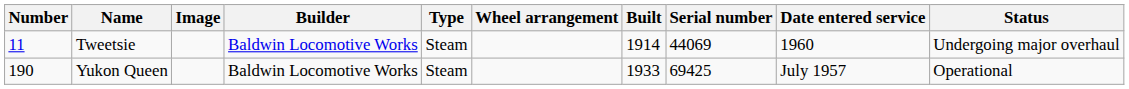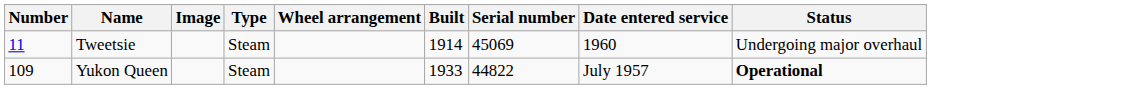- column: (323, 17)
(690, 44) 44069 -> (493, 44) 45069
(21, 71) 190 -> (21, 71) 109
(690, 71) 69425 -> (493, 71) 44822
(973, 71) normal -> (779, 71) bold
